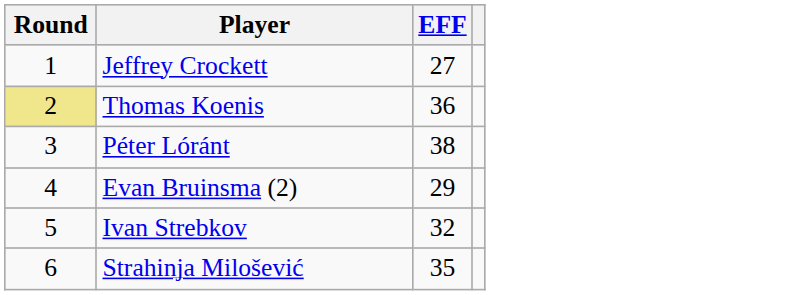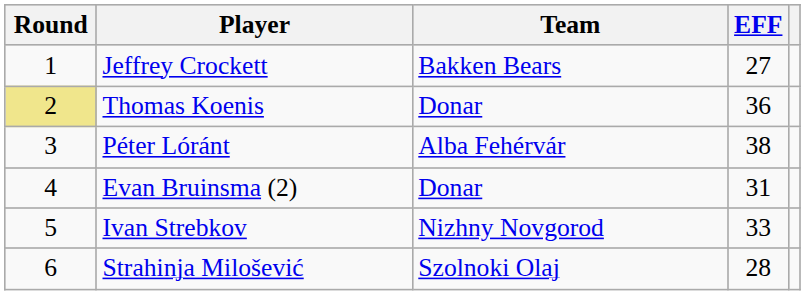+ column: (570, 24)
(442, 187) 29 -> (758, 187) 31
(442, 227) 32 -> (758, 227) 33
(442, 268) 35 -> (758, 268) 28
